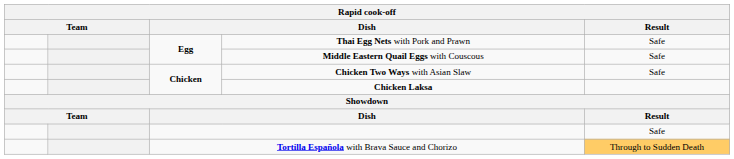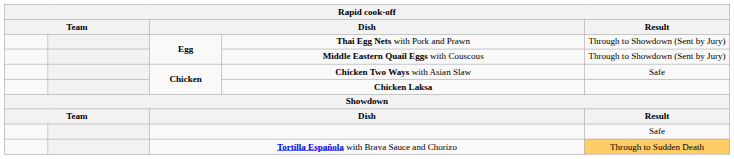(657, 42) Safe -> (657, 42) Through to Showdown (Sent by Jury)
(657, 57) Safe -> (657, 57) Through to Showdown (Sent by Jury)
